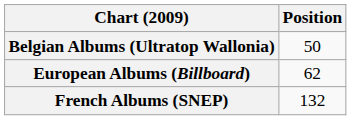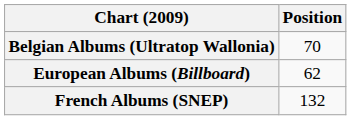(312, 45) 50 -> (312, 45) 70
